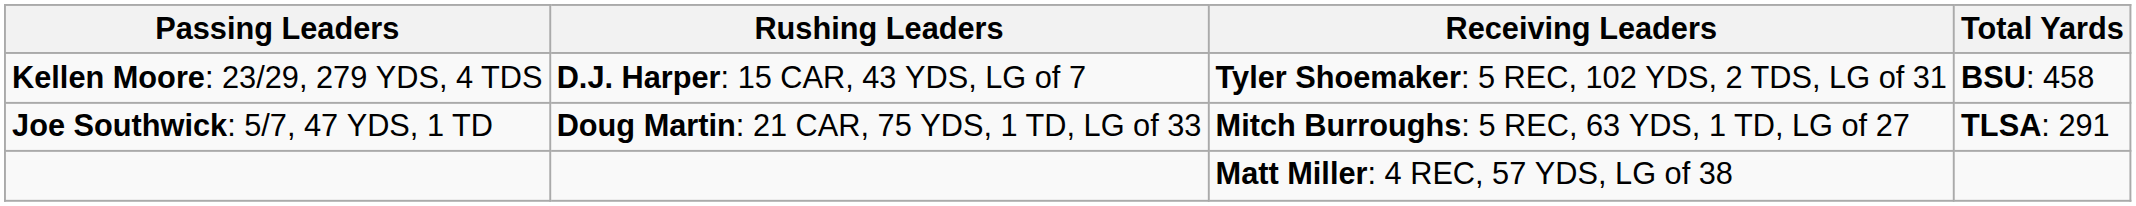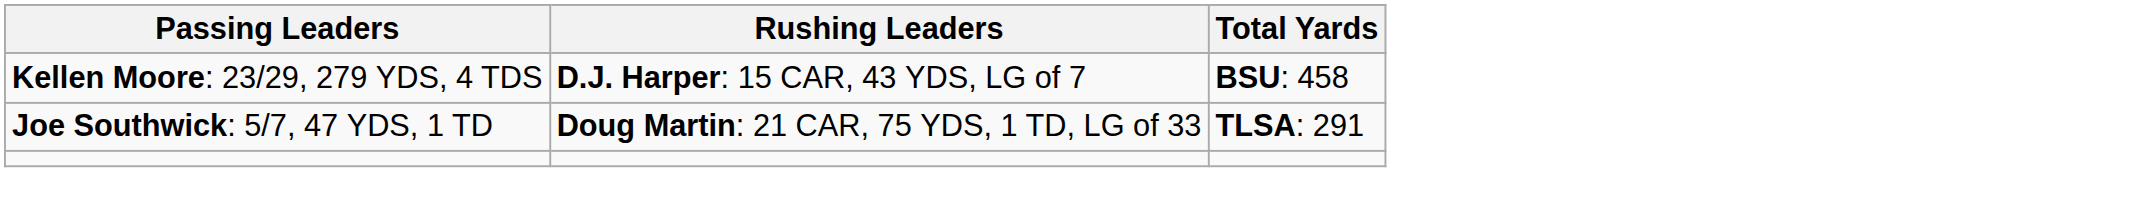- column: (1581, 28)
